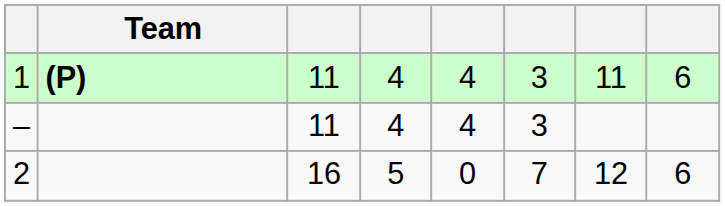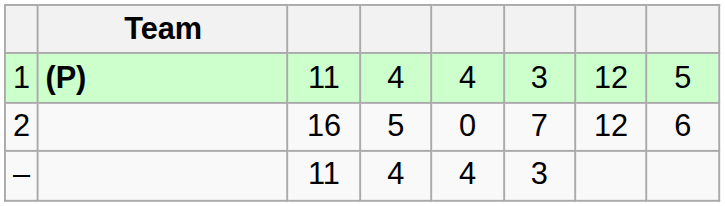(611, 77) 11 -> (611, 77) 12
(683, 77) 6 -> (683, 77) 5
rows swapped: (22, 175) <-> (22, 126)
